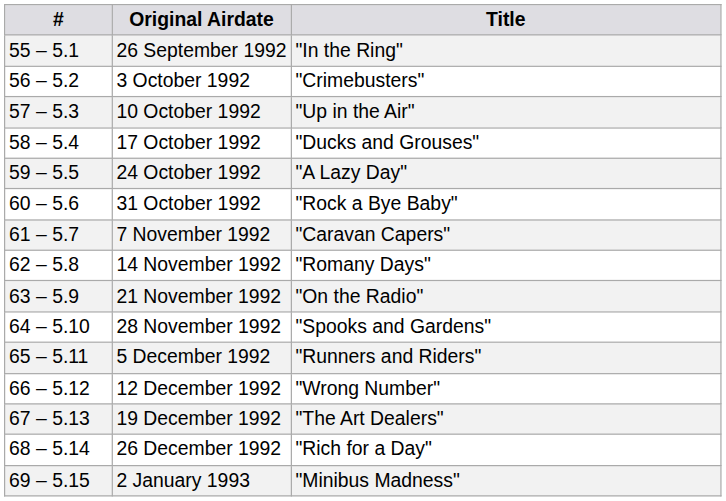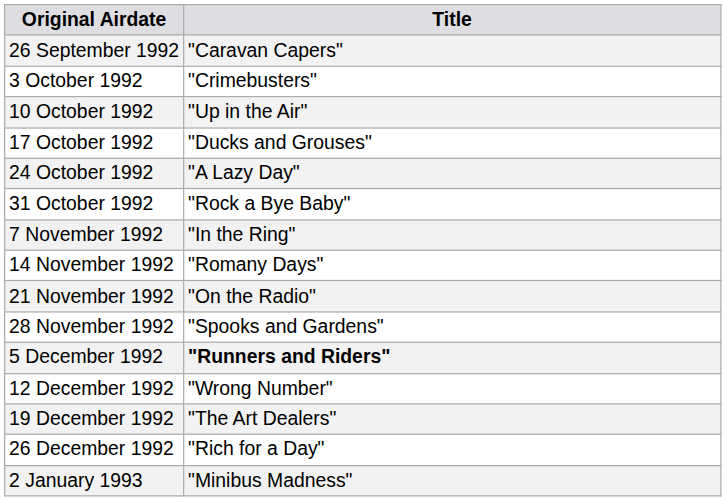- column: (58, 19)
(349, 50) "In the Ring" -> (265, 50) "Caravan Capers"
(373, 234) "Caravan Capers" -> (242, 234) "In the Ring"
(388, 357) normal -> (289, 357) bold
